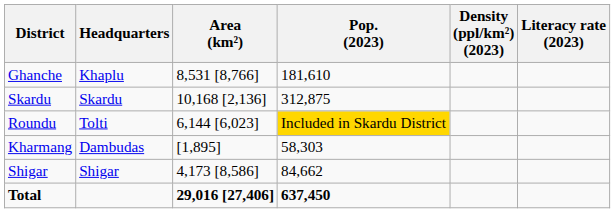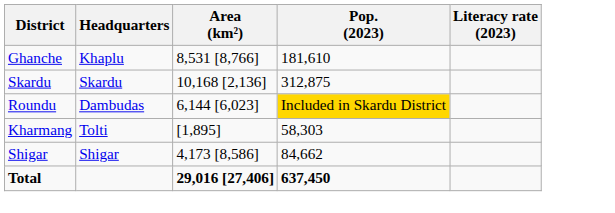- column: (484, 33)
(93, 123) Tolti -> (112, 105) Dambudas
(112, 147) Dambudas -> (93, 130) Tolti
